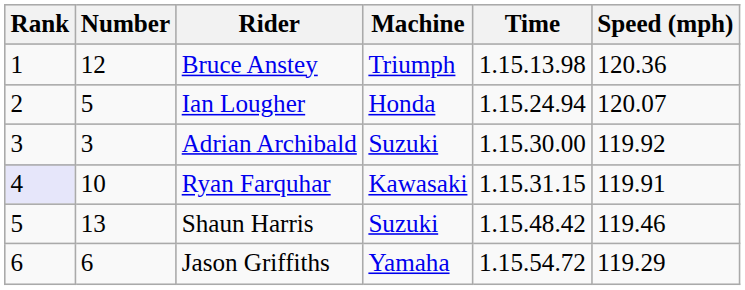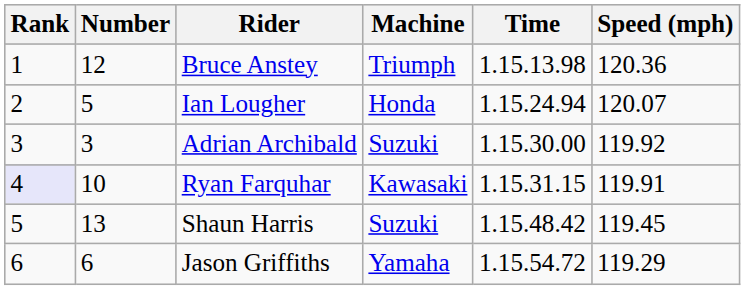(631, 223) 119.46 -> (631, 223) 119.45
